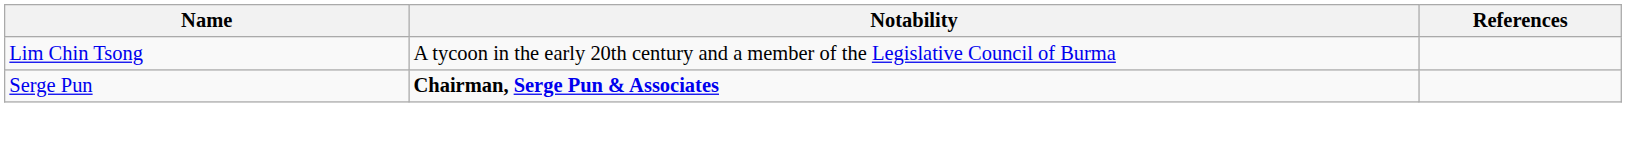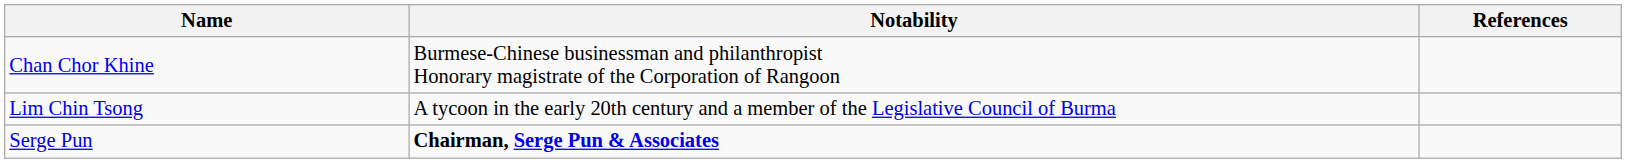+ row: (82, 64)
